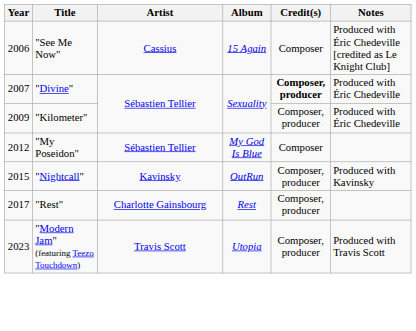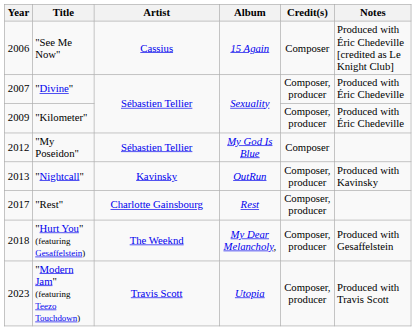(301, 89) bold -> (307, 89) normal
(19, 176) 2015 -> (19, 176) 2013
+ row: (60, 240)
